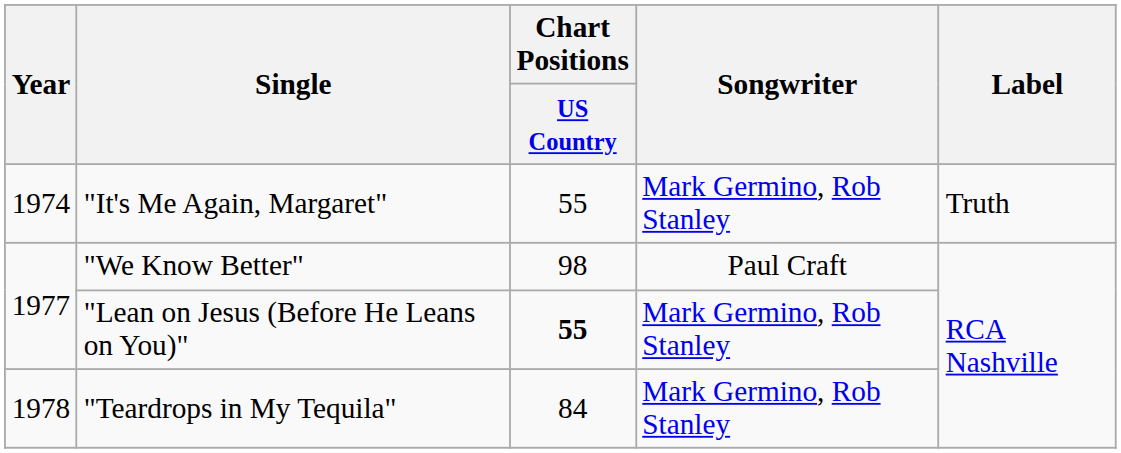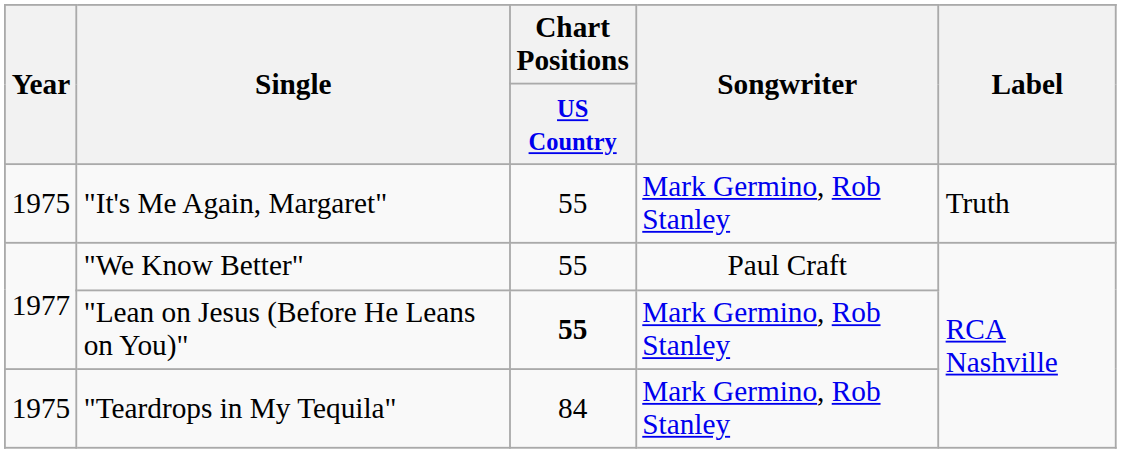(41, 202) 1974 -> (41, 202) 1975
(573, 265) 98 -> (573, 265) 55
(41, 408) 1978 -> (41, 408) 1975
